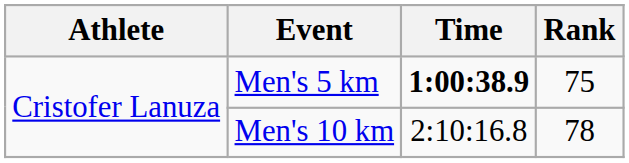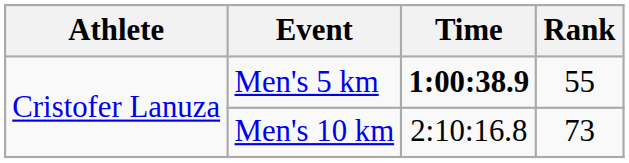(580, 81) 75 -> (580, 81) 55
(580, 131) 78 -> (580, 131) 73
